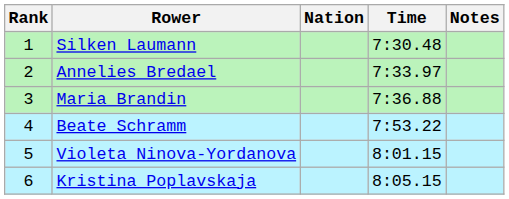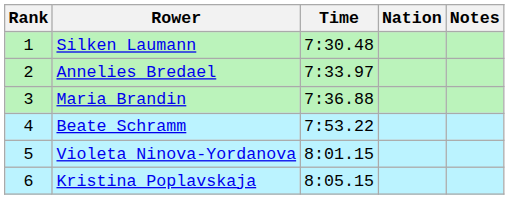columns swapped: (334, 18) <-> (407, 18)
